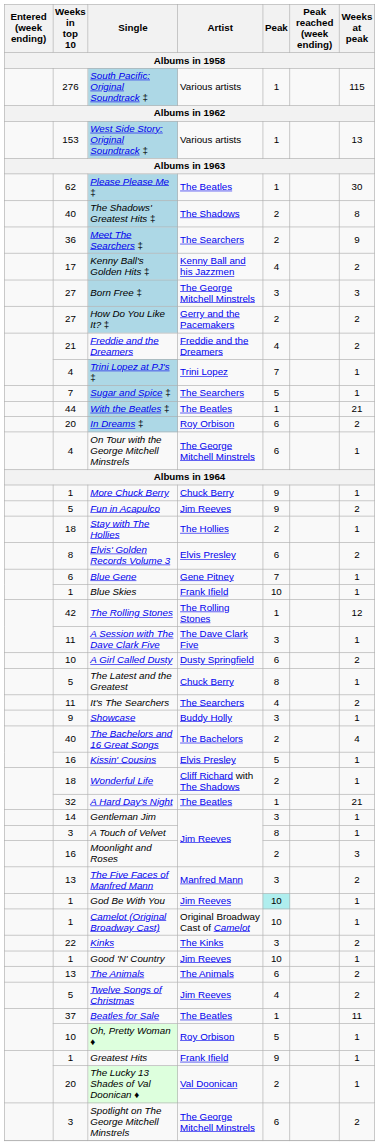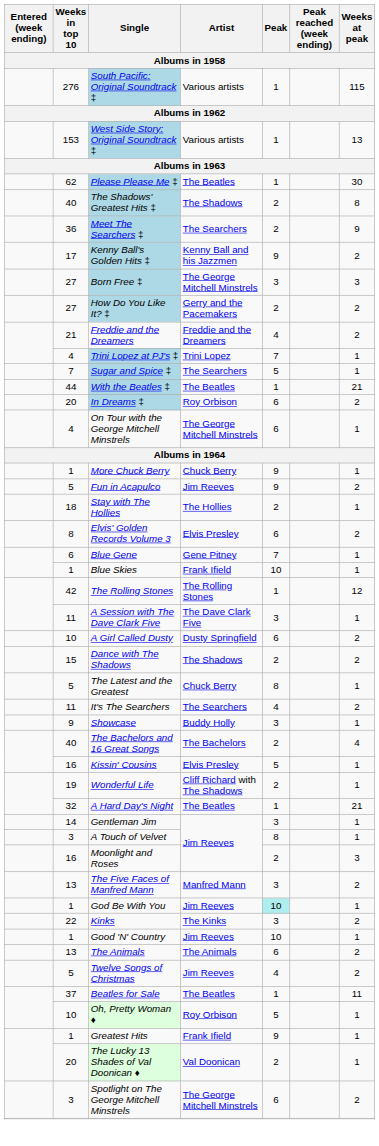(276, 266) 4 -> (276, 255) 9
+ row: (125, 659)
(70, 781) 18 -> (71, 785) 19
- row: (128, 922)
